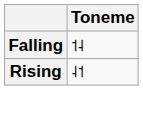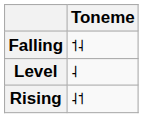+ row: (36, 71)
